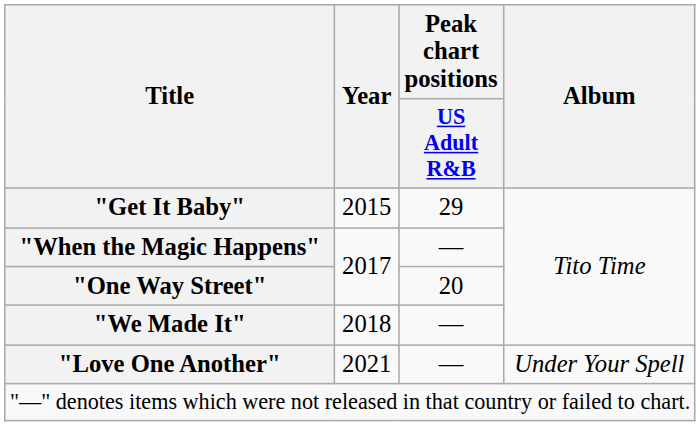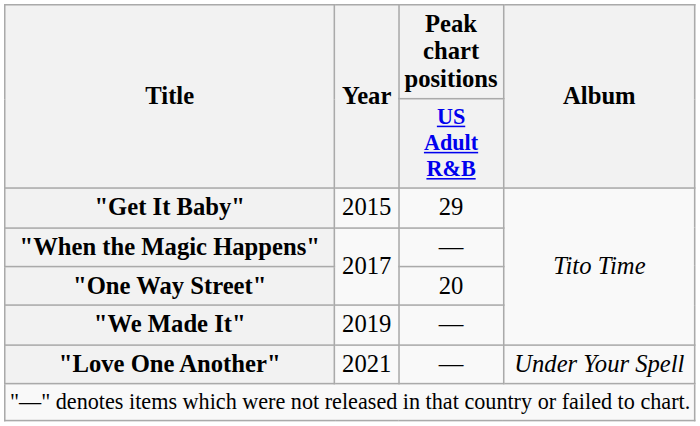(367, 324) 2018 -> (367, 324) 2019
